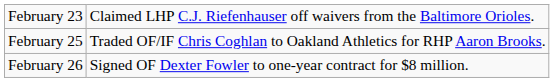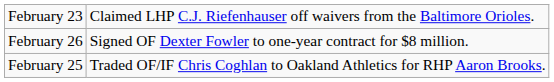rows swapped: (45, 41) <-> (45, 65)
